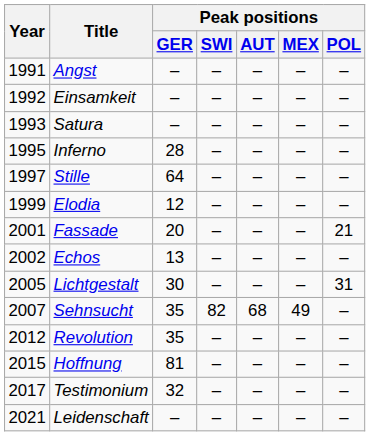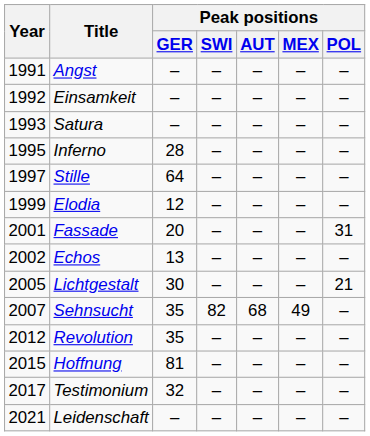(344, 230) 21 -> (344, 230) 31
(344, 284) 31 -> (344, 284) 21
